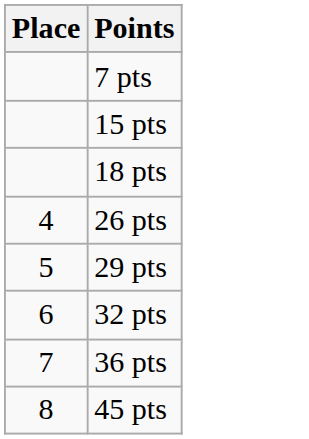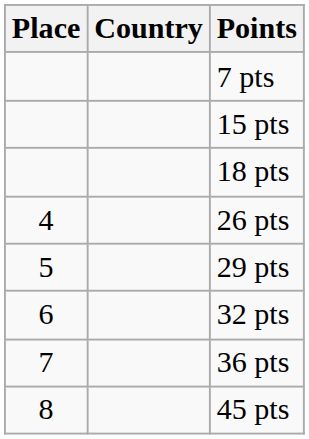+ column: (149, 28)
